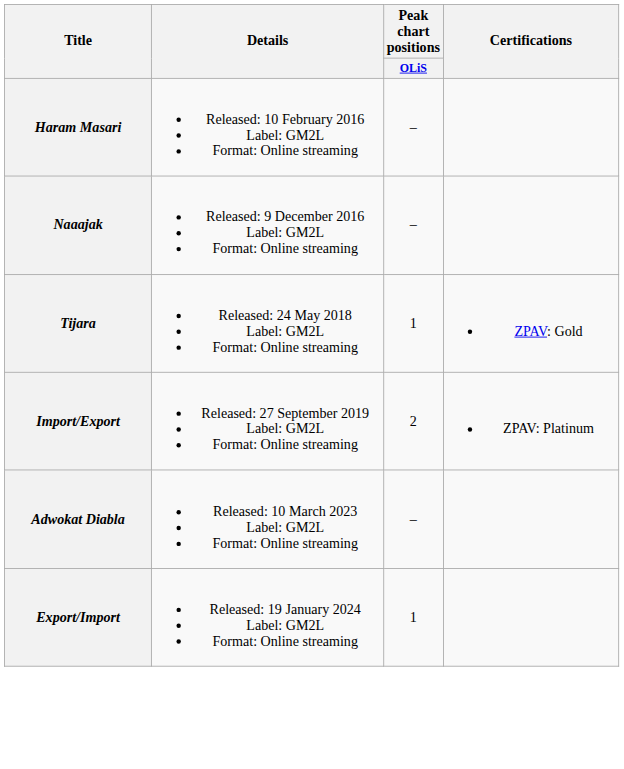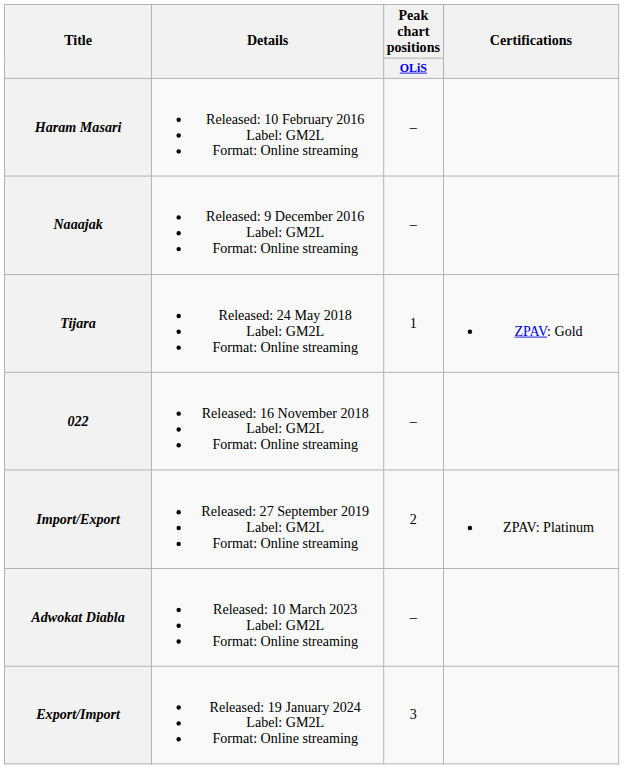+ row: (78, 421)
(413, 617) 1 -> (413, 715) 3
